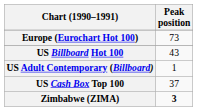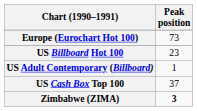(174, 53) 43 -> (174, 53) 23
